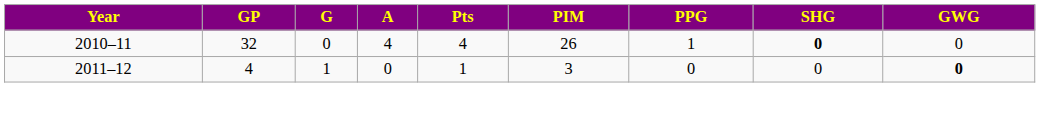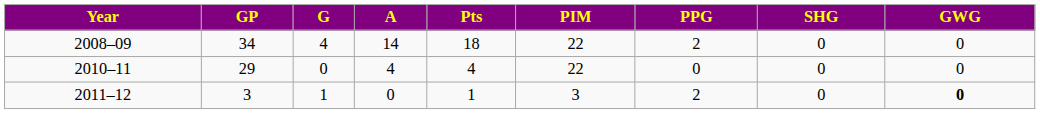+ row: (103, 43)
(249, 43) 32 -> (247, 69) 29
(569, 43) 26 -> (576, 69) 22
(691, 43) 1 -> (696, 69) 0
(818, 43) bold -> (821, 69) normal
(249, 69) 4 -> (247, 95) 3
(691, 69) 0 -> (696, 95) 2
